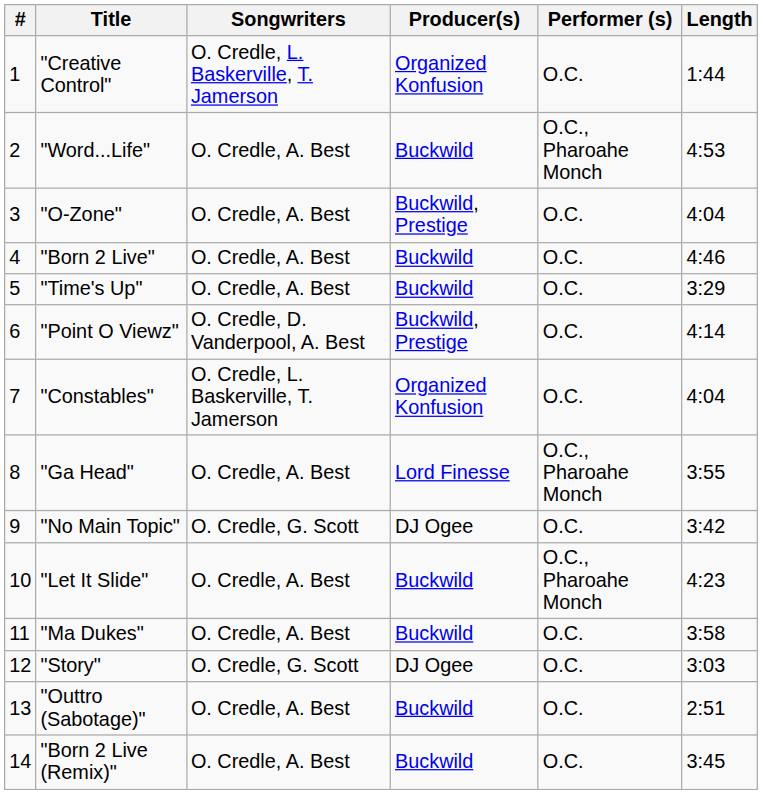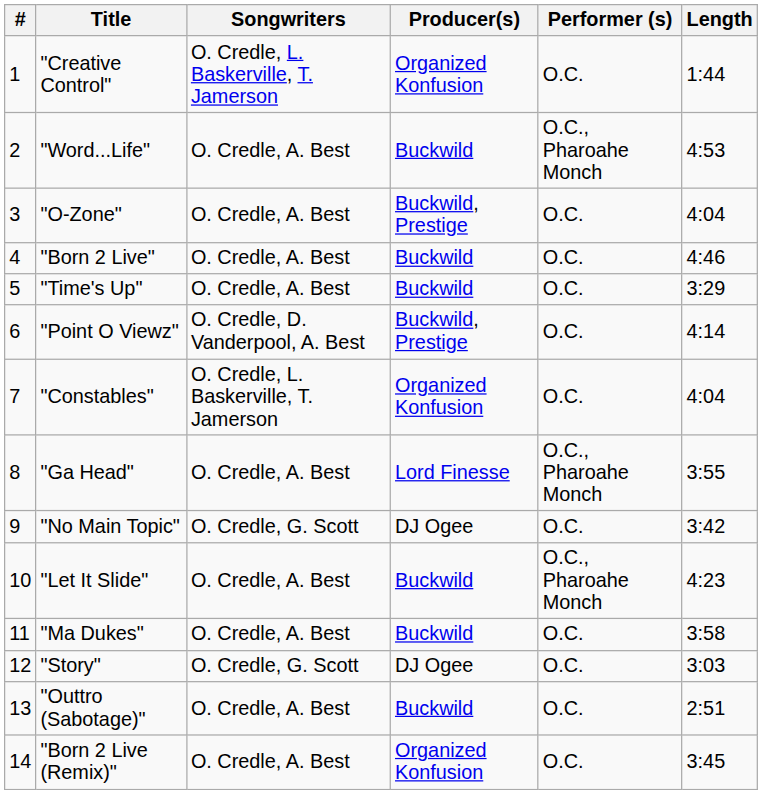(434, 762) Buckwild -> (441, 762) Organized Konfusion
